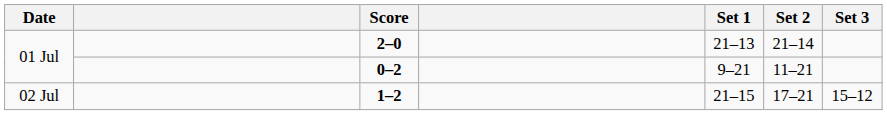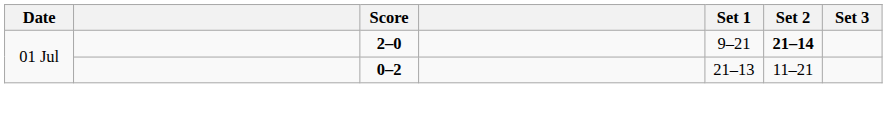(734, 43) 21–13 -> (734, 43) 9–21
(793, 43) normal -> (793, 43) bold
(734, 69) 9–21 -> (734, 69) 21–13
- row: (389, 95)
